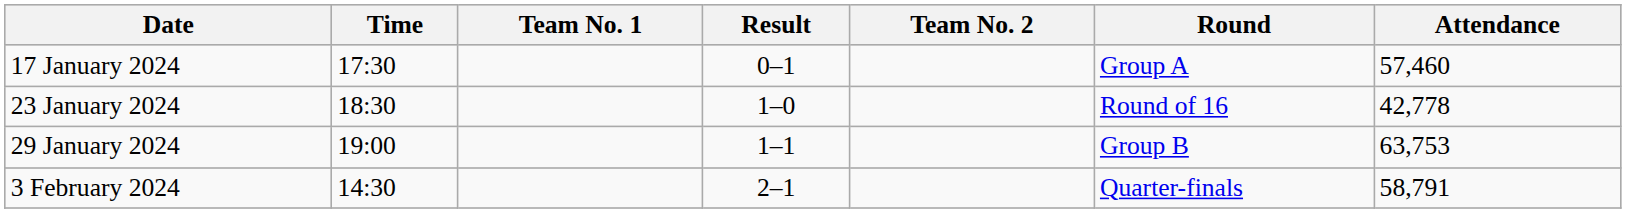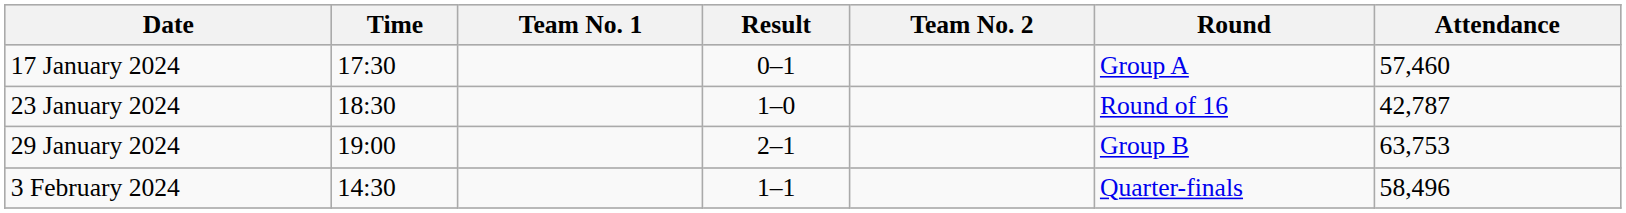(1415, 106) 42,778 -> (1415, 106) 42,787
(776, 146) 1–1 -> (776, 146) 2–1
(776, 187) 2–1 -> (776, 187) 1–1
(1415, 187) 58,791 -> (1415, 187) 58,496
